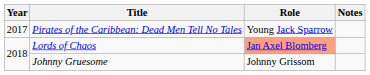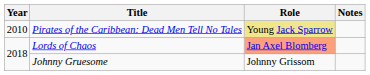(17, 29) 2017 -> (17, 29) 2010
(290, 29) no background -> (290, 29) khaki background
